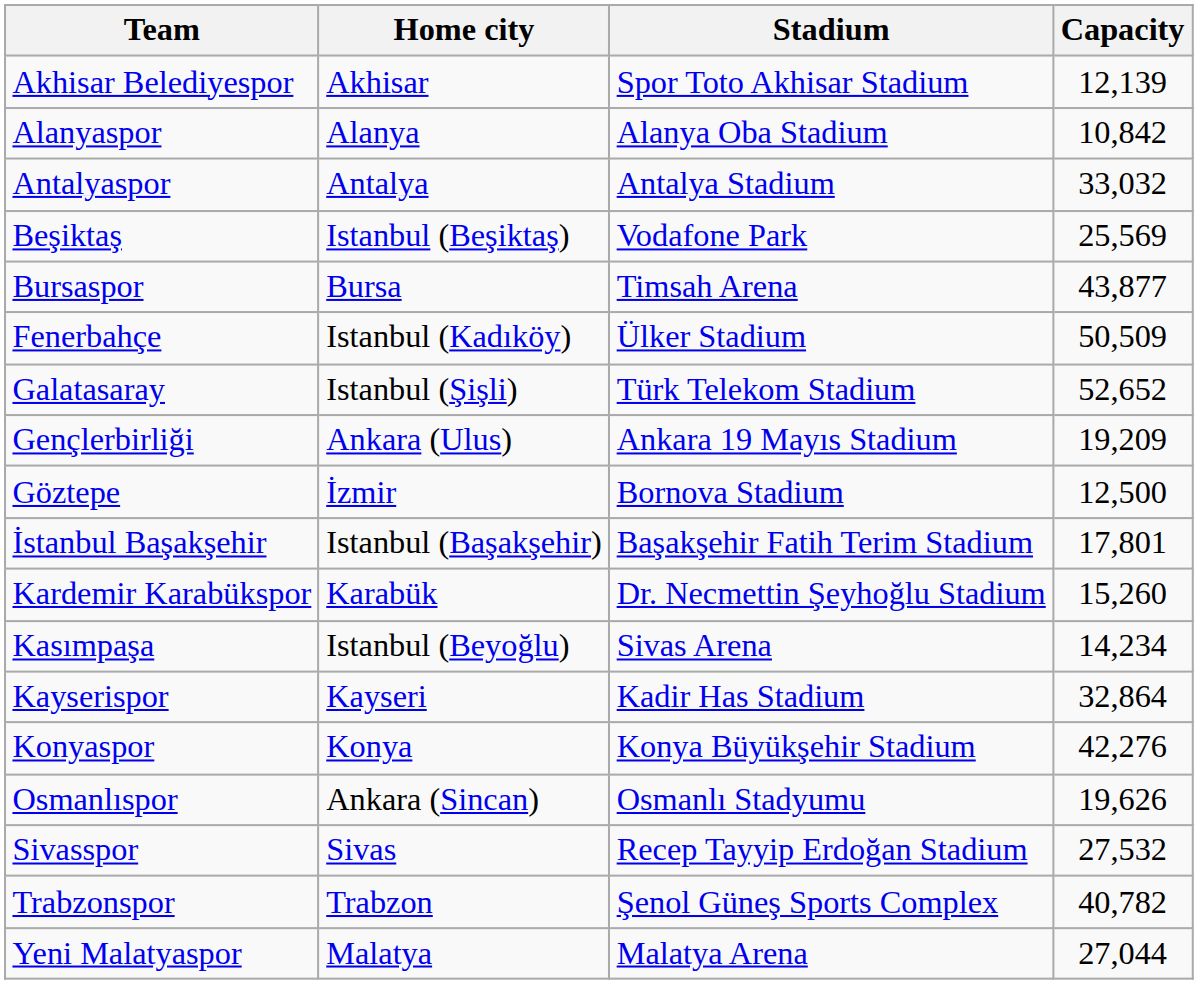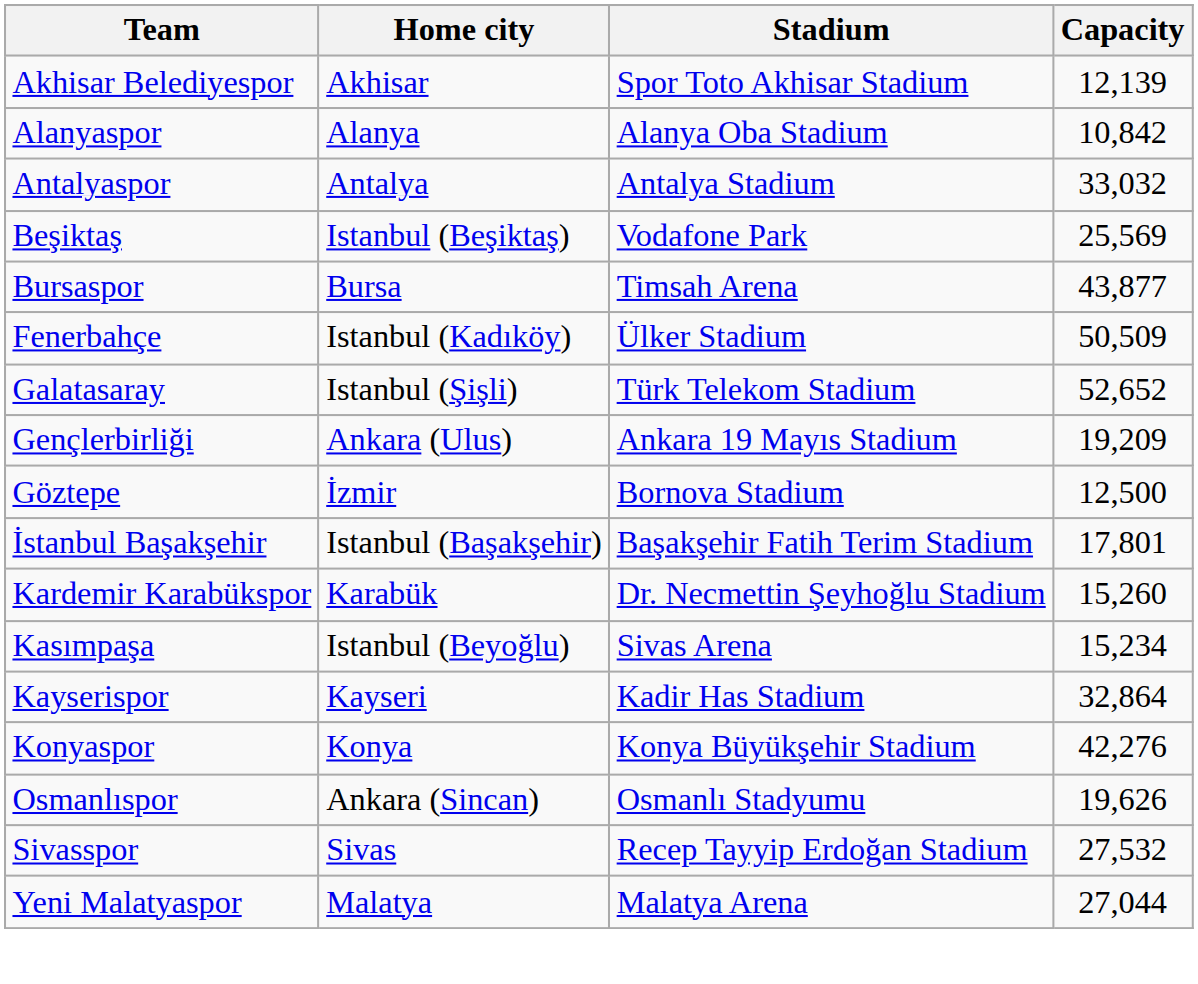(1123, 645) 14,234 -> (1123, 645) 15,234
- row: (94, 901)
